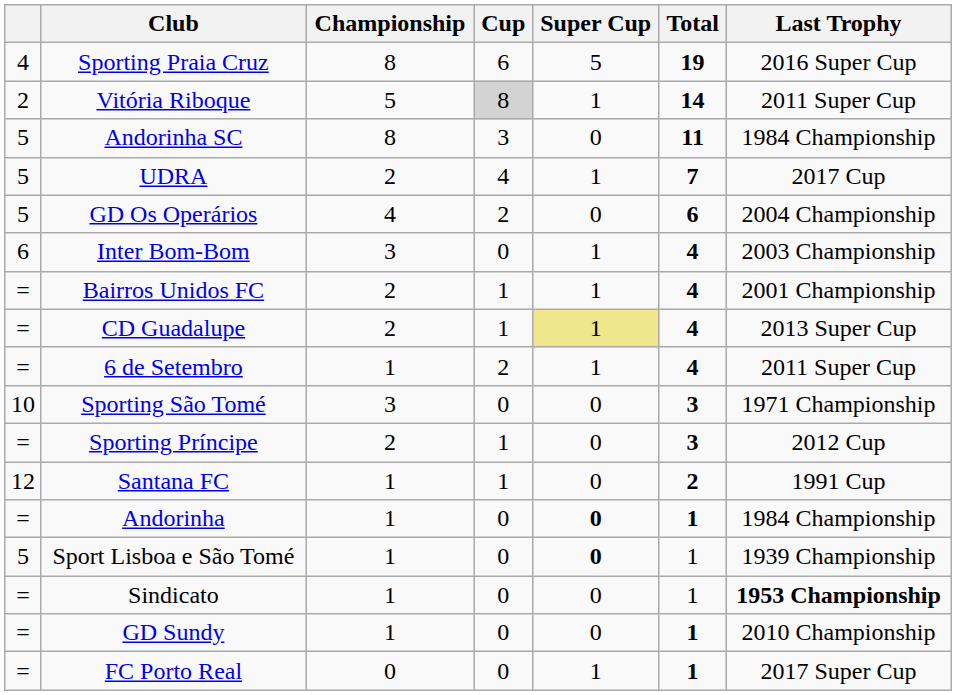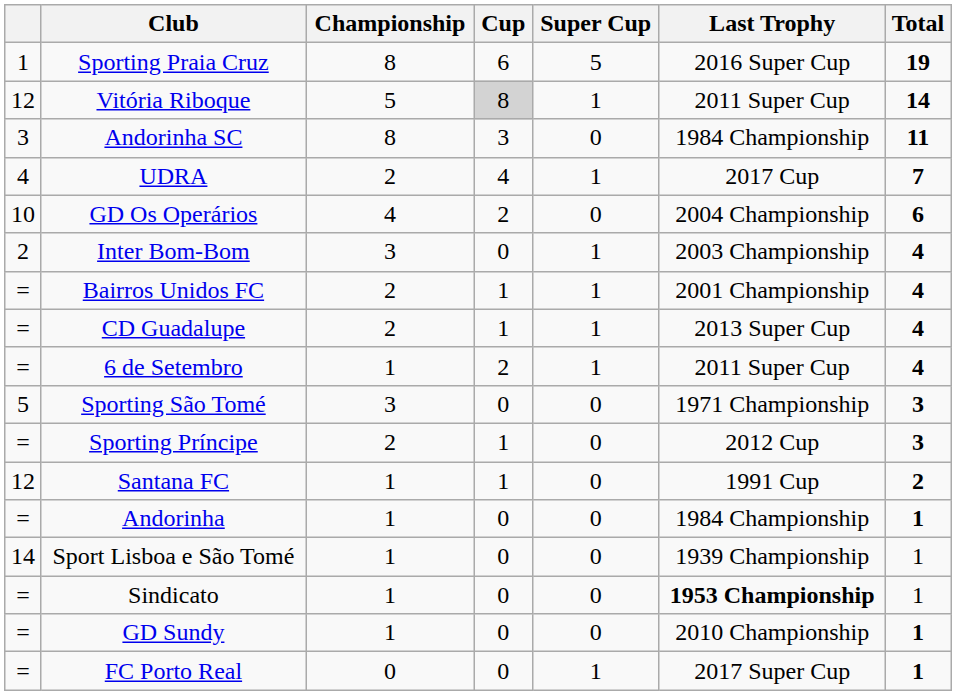columns swapped: (693, 23) <-> (839, 23)
(23, 61) 4 -> (23, 61) 1
(23, 99) 2 -> (23, 99) 12
(23, 137) 5 -> (23, 137) 3
(23, 175) 5 -> (23, 175) 4
(23, 213) 5 -> (23, 213) 10
(23, 251) 6 -> (23, 251) 2
(596, 328) khaki background -> (596, 328) no background
(23, 404) 10 -> (23, 404) 5
(596, 518) bold -> (596, 518) normal
(23, 556) 5 -> (23, 556) 14
(596, 556) bold -> (596, 556) normal
